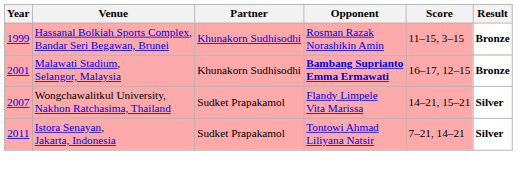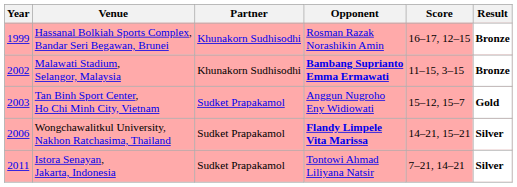(436, 39) 11–15, 3–15 -> (439, 39) 16–17, 12–15
(18, 71) 2001 -> (18, 71) 2002
(439, 71) 16–17, 12–15 -> (436, 71) 11–15, 3–15
+ row: (97, 102)
(18, 102) 2007 -> (18, 134) 2006
(342, 102) normal -> (344, 134) bold
